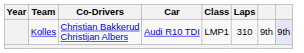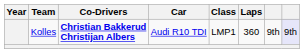(100, 32) normal -> (103, 32) bold
(245, 32) 310 -> (251, 32) 360
